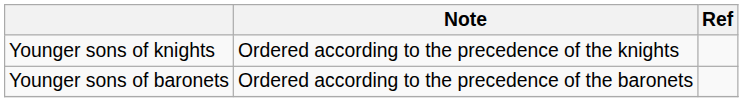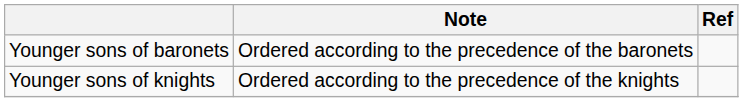rows swapped: (119, 81) <-> (112, 50)
